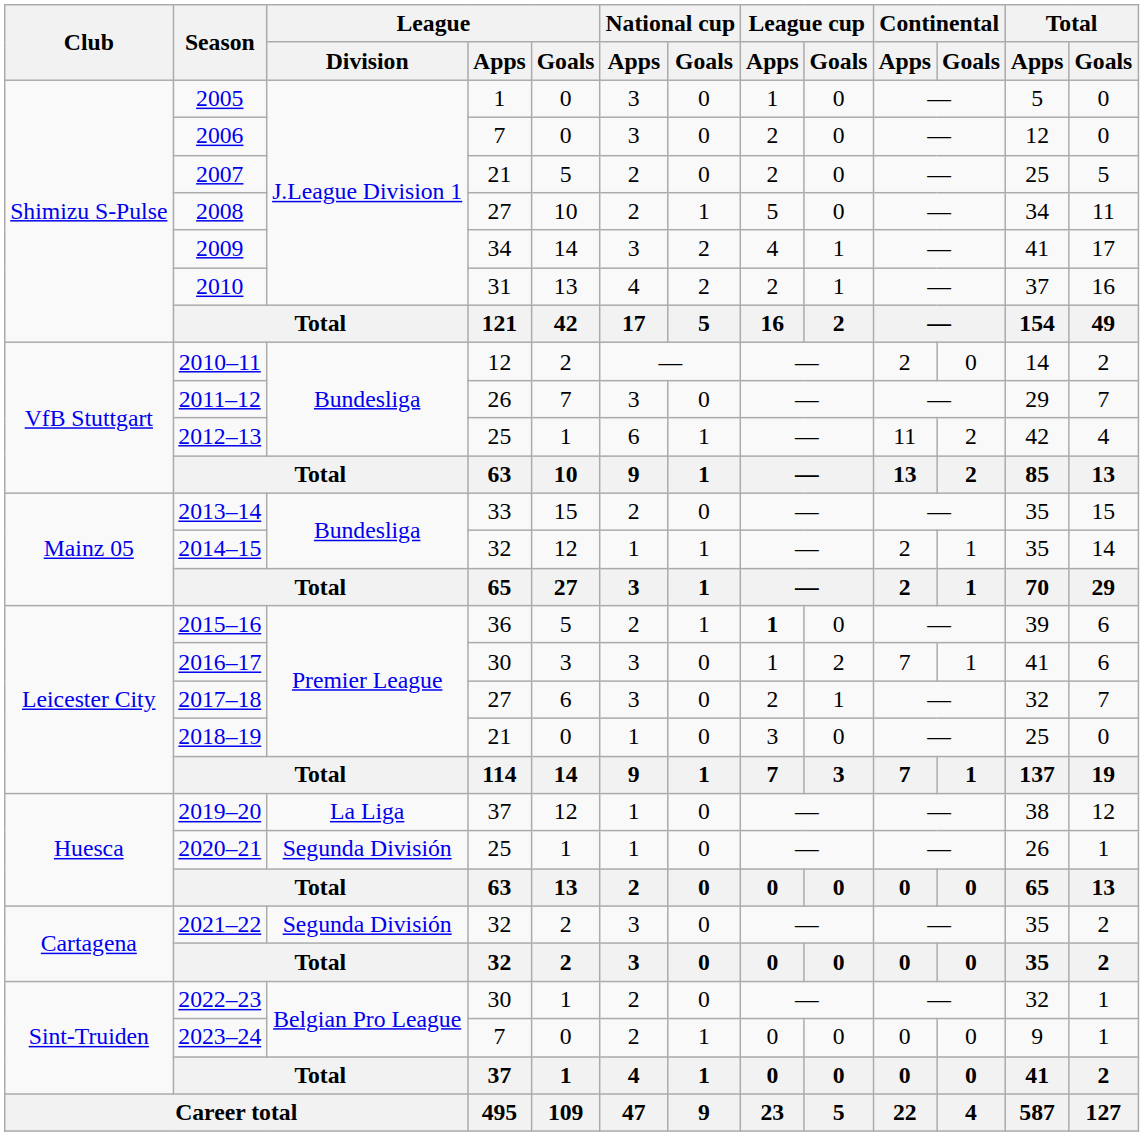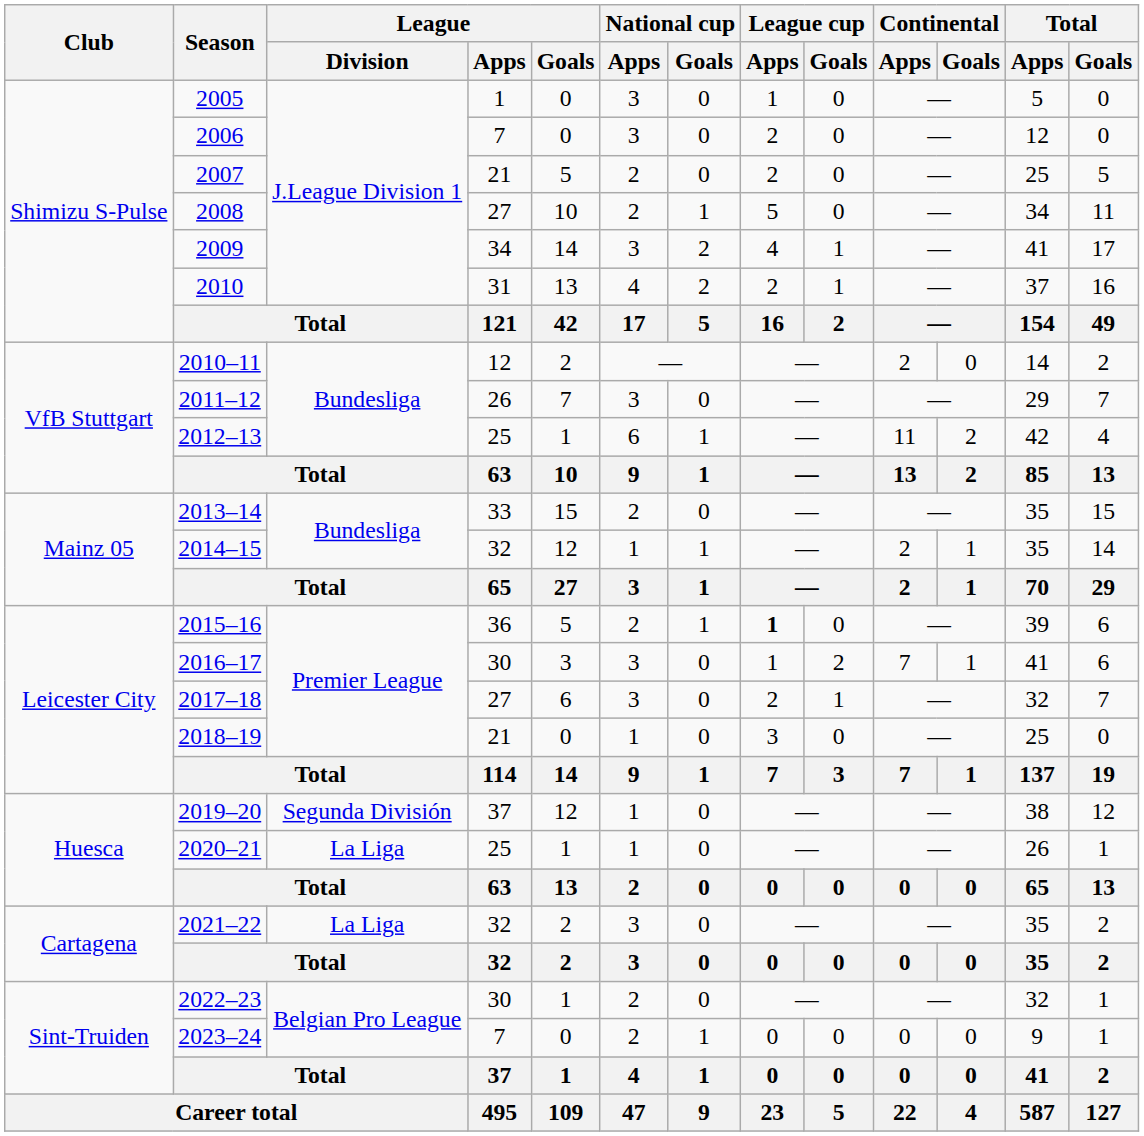(367, 811) La Liga -> (367, 811) Segunda División
(367, 849) Segunda División -> (367, 849) La Liga
(367, 924) Segunda División -> (367, 924) La Liga
